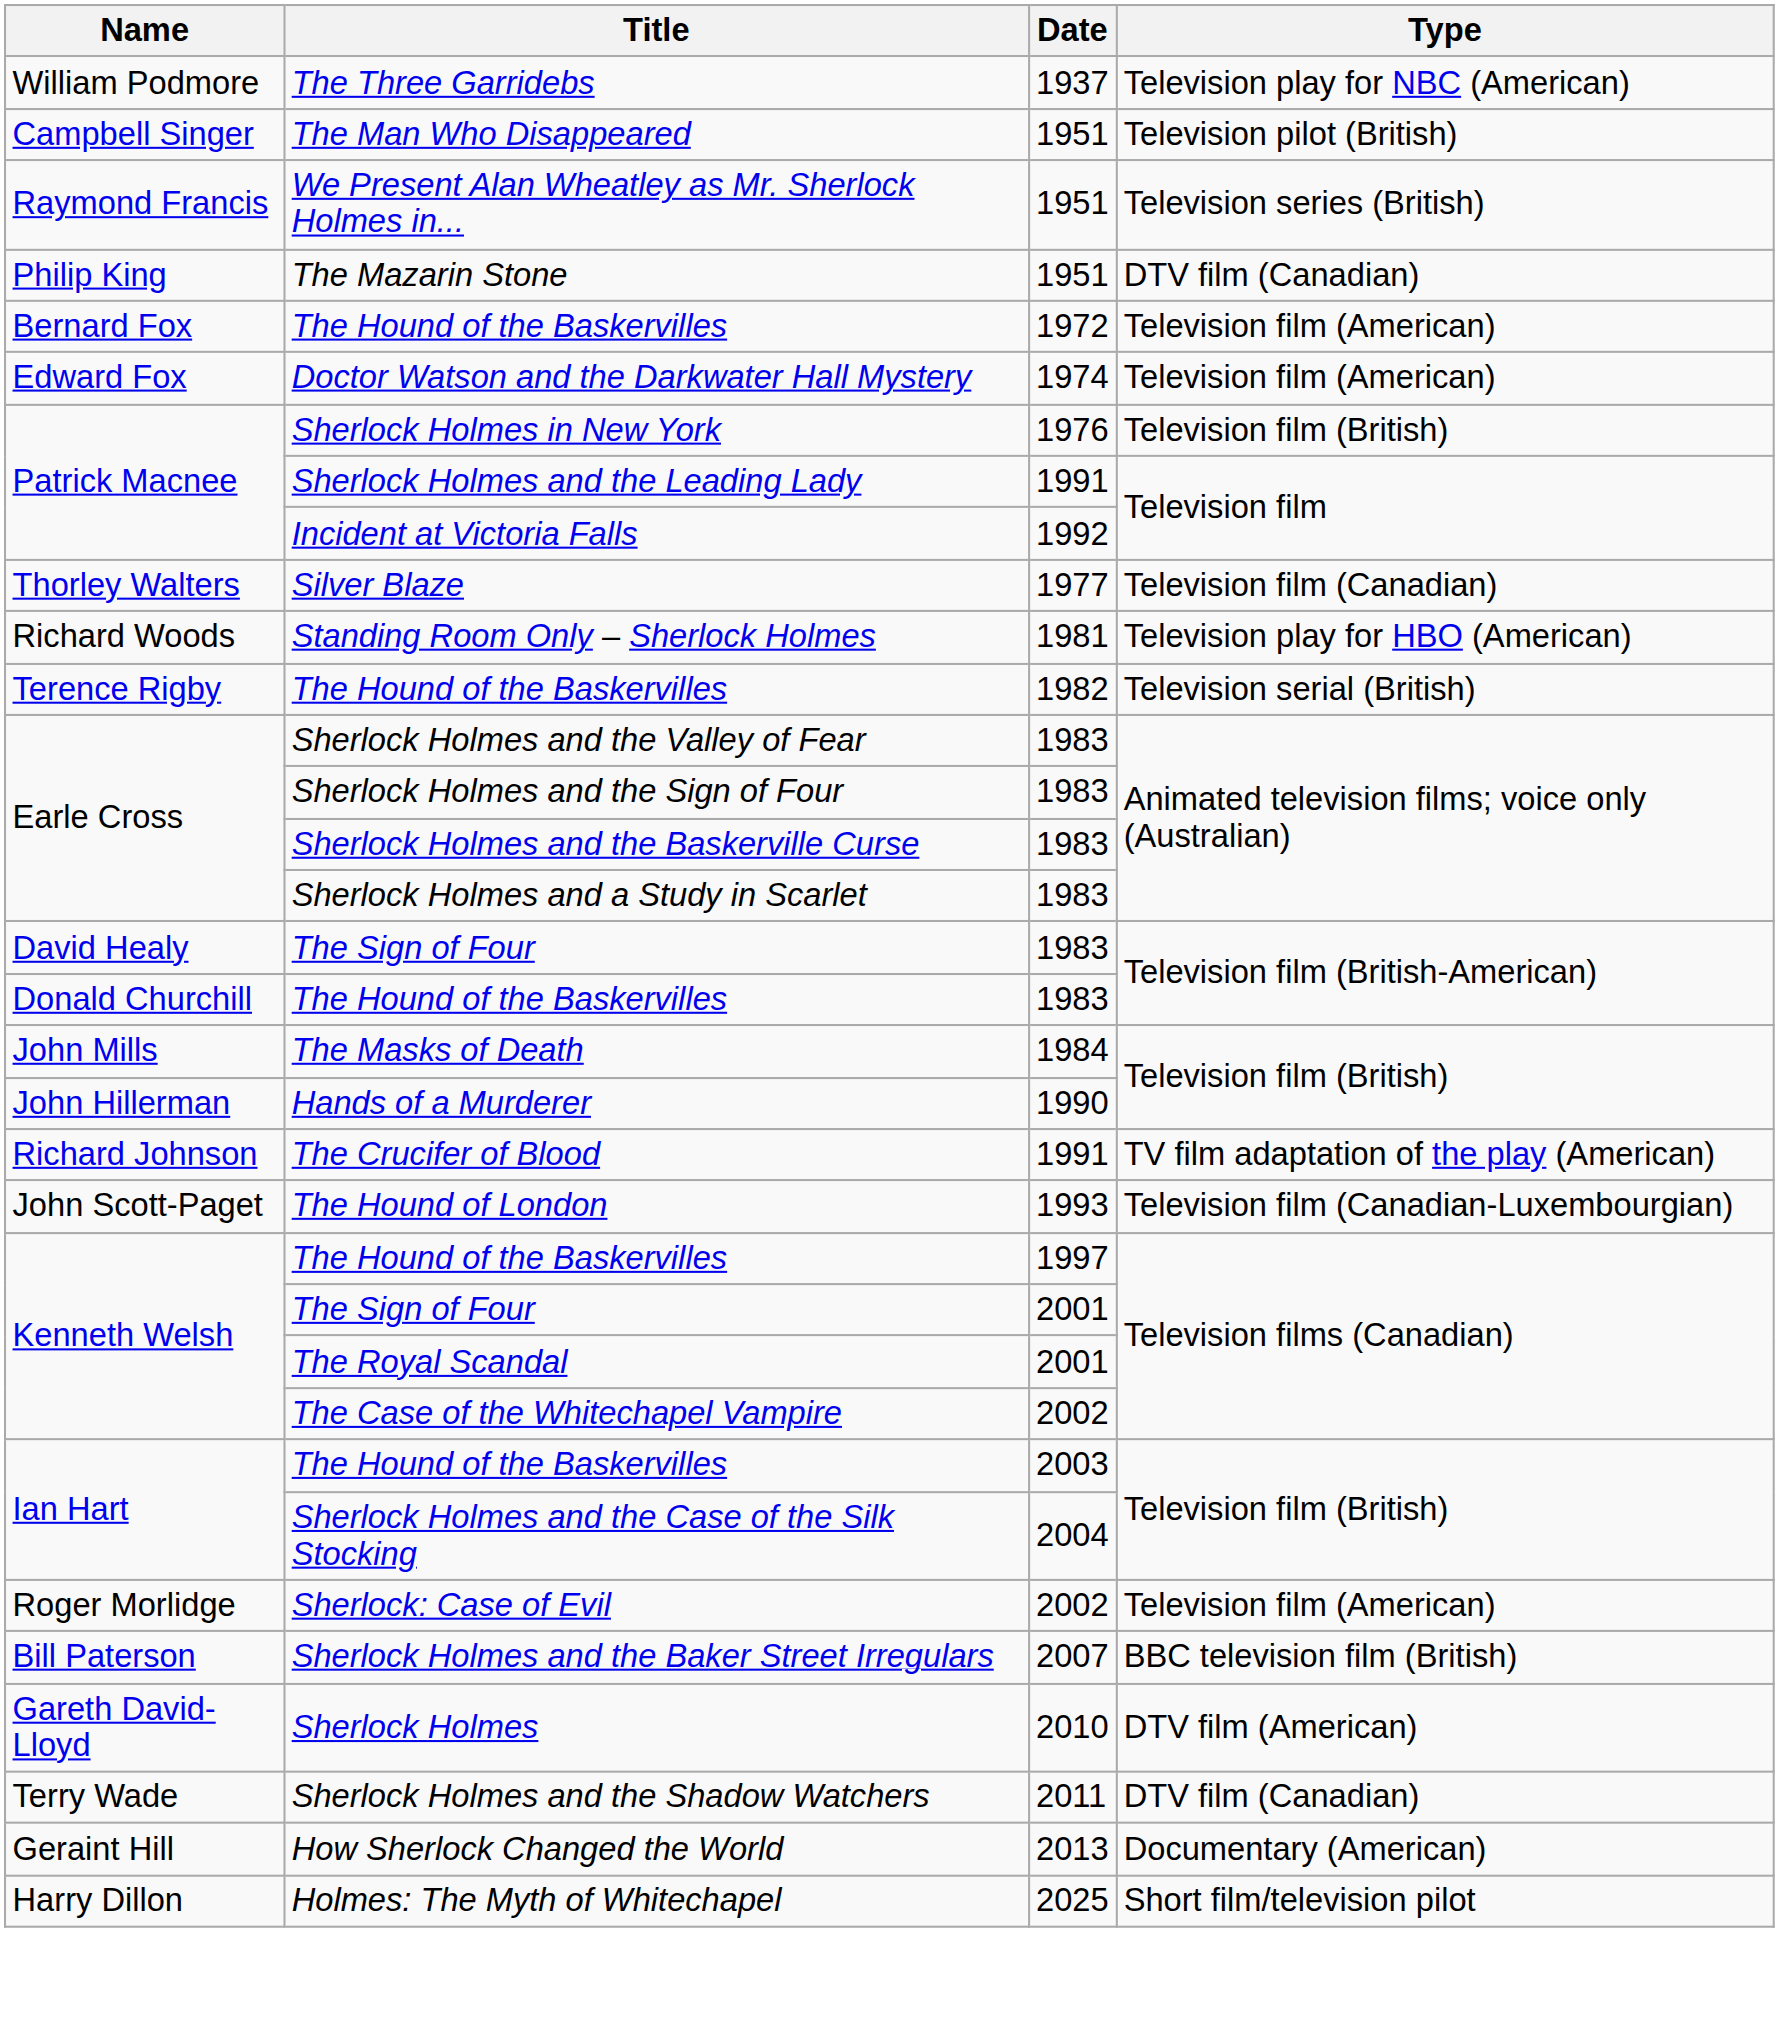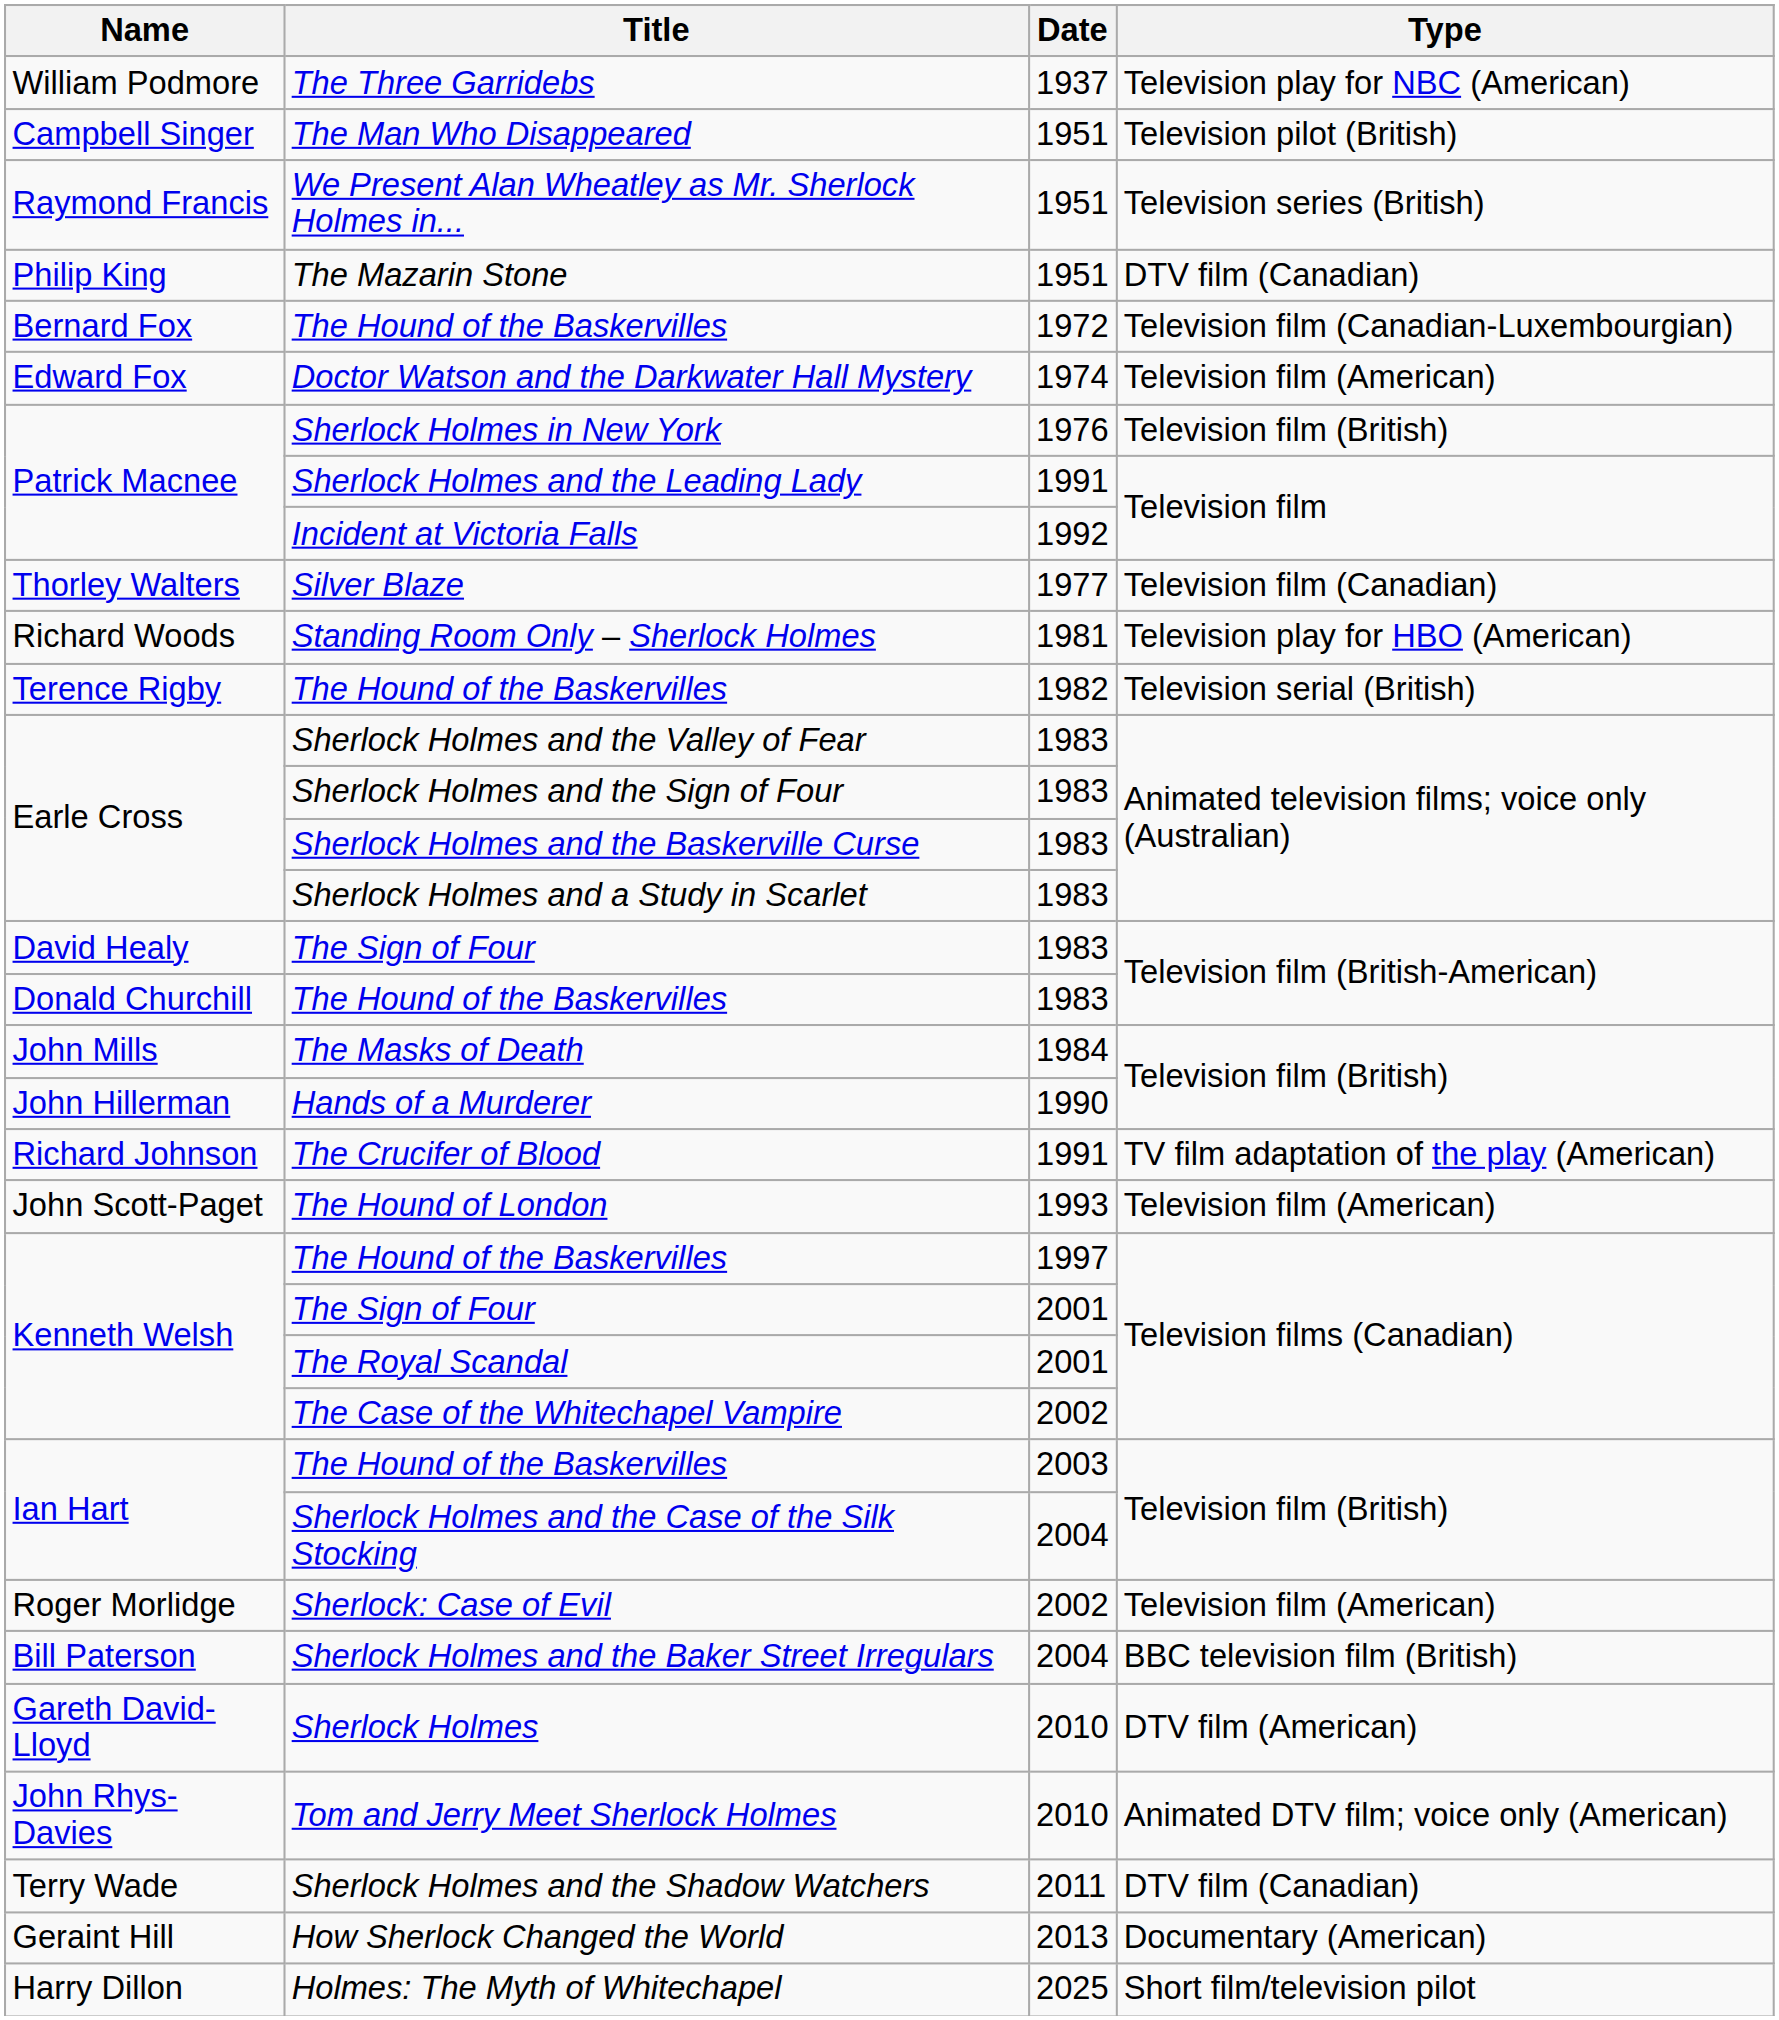(1310, 325) Television film (American) -> (1428, 325) Television film (Canadian-Luxembourgian)
(1428, 1205) Television film (Canadian-Luxembourgian) -> (1310, 1205) Television film (American)
(1072, 1656) 2007 -> (1072, 1656) 2004
+ row: (95, 1815)
